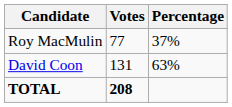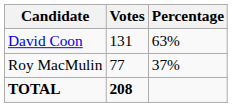rows swapped: (45, 65) <-> (55, 41)
